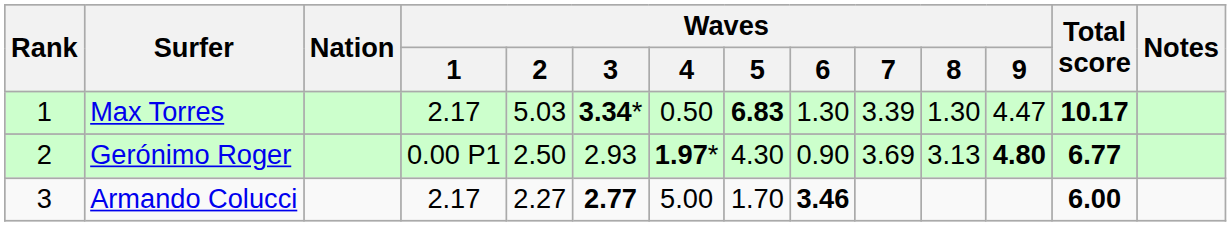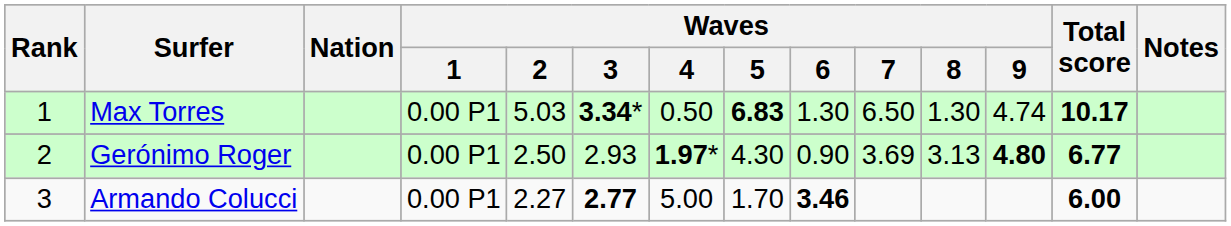(454, 112) 2.17 -> (454, 112) 0.00 P1
(888, 112) 3.39 -> (888, 112) 6.50
(1019, 112) 4.47 -> (1019, 112) 4.74
(454, 198) 2.17 -> (454, 198) 0.00 P1
